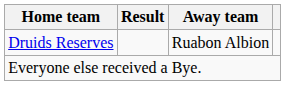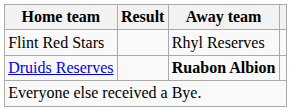+ row: (56, 42)
(220, 42) normal -> (224, 67) bold
